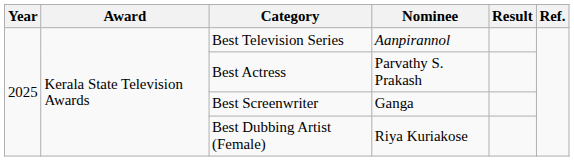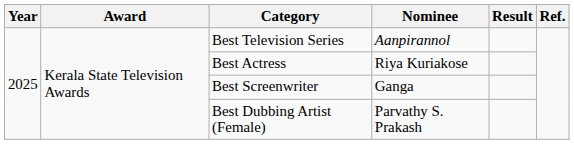(409, 71) Parvathy S. Prakash -> (421, 63) Riya Kuriakose
(421, 135) Riya Kuriakose -> (409, 119) Parvathy S. Prakash
